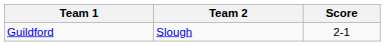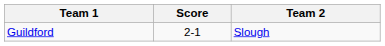columns swapped: (228, 13) <-> (342, 13)
